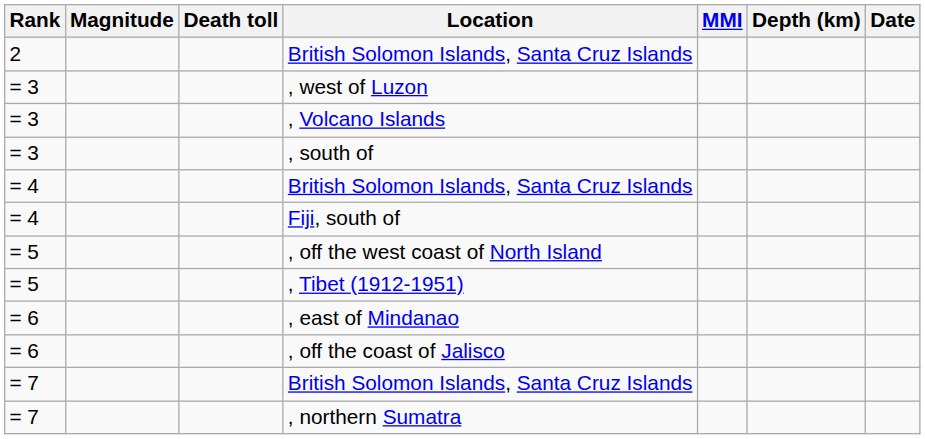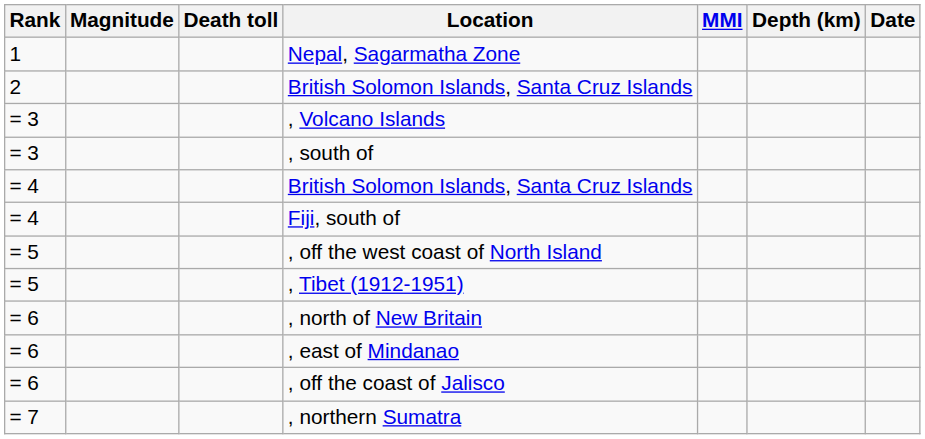+ row: (15, 53)
- row: (24, 86)
+ row: (24, 317)
- row: (24, 383)
